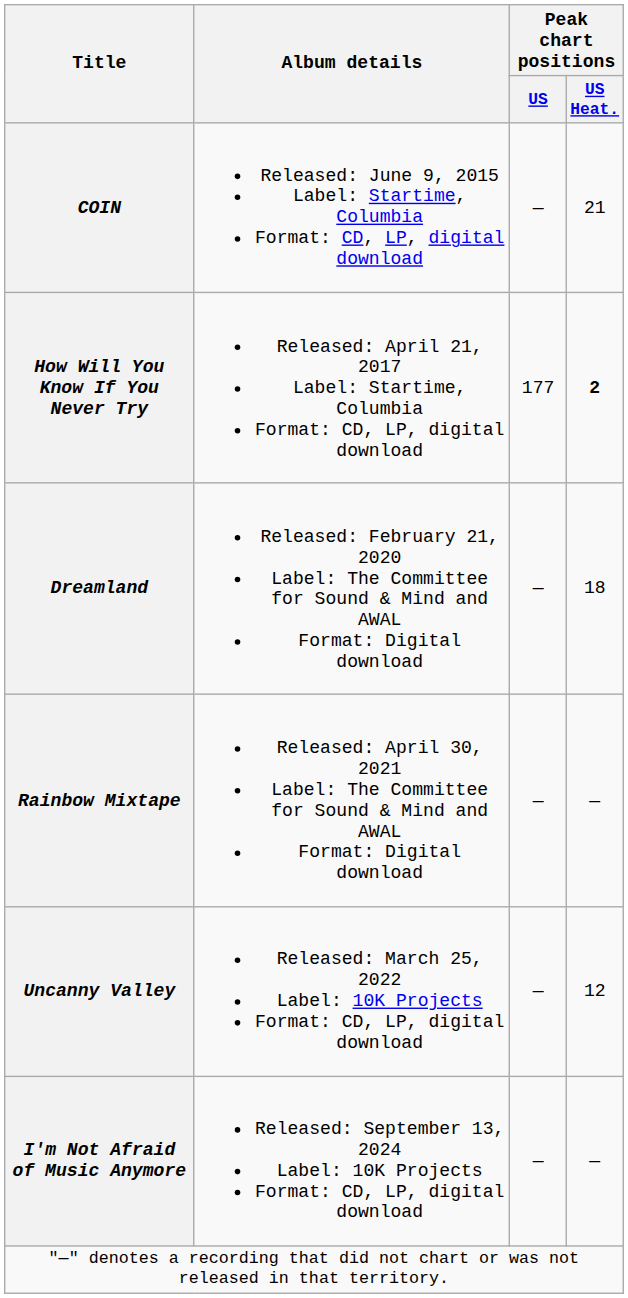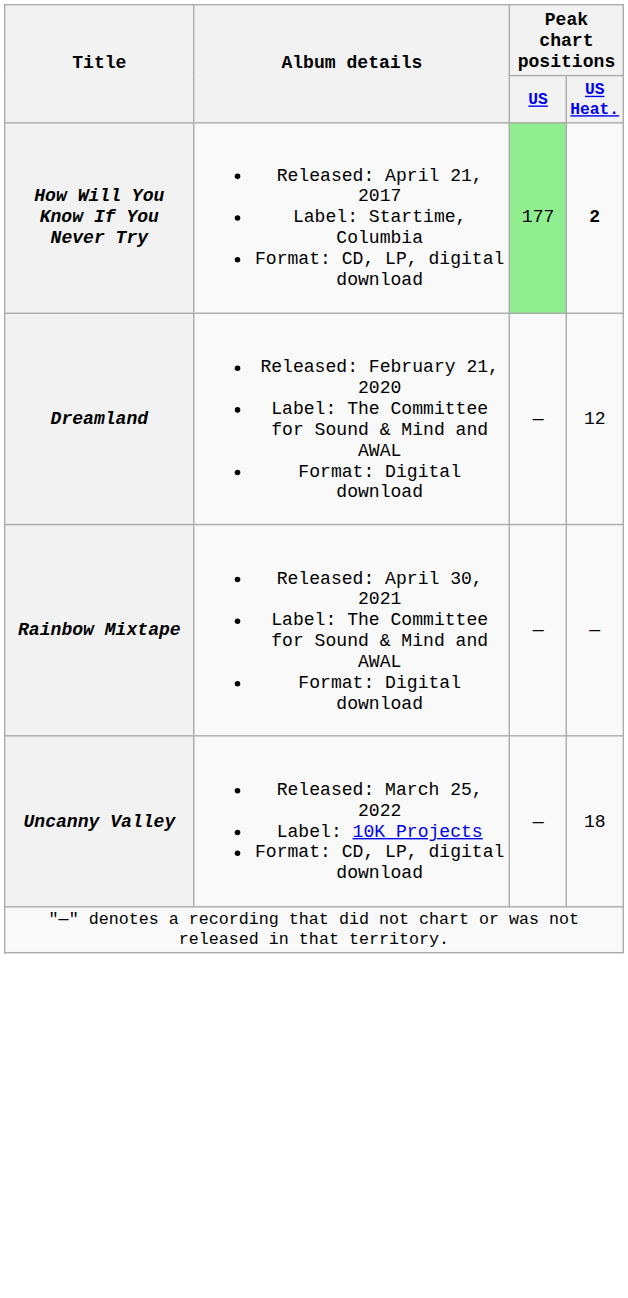- row: (99, 208)
(538, 388) no background -> (538, 218) lightgreen background
(595, 589) 18 -> (595, 419) 12
(595, 991) 12 -> (595, 821) 18
- row: (99, 1161)
